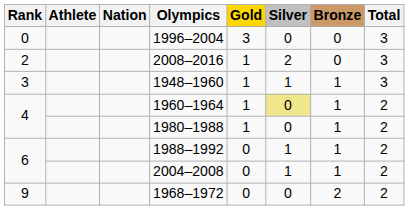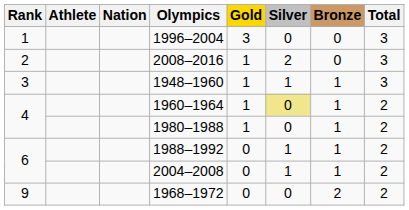(25, 37) 0 -> (25, 37) 1
